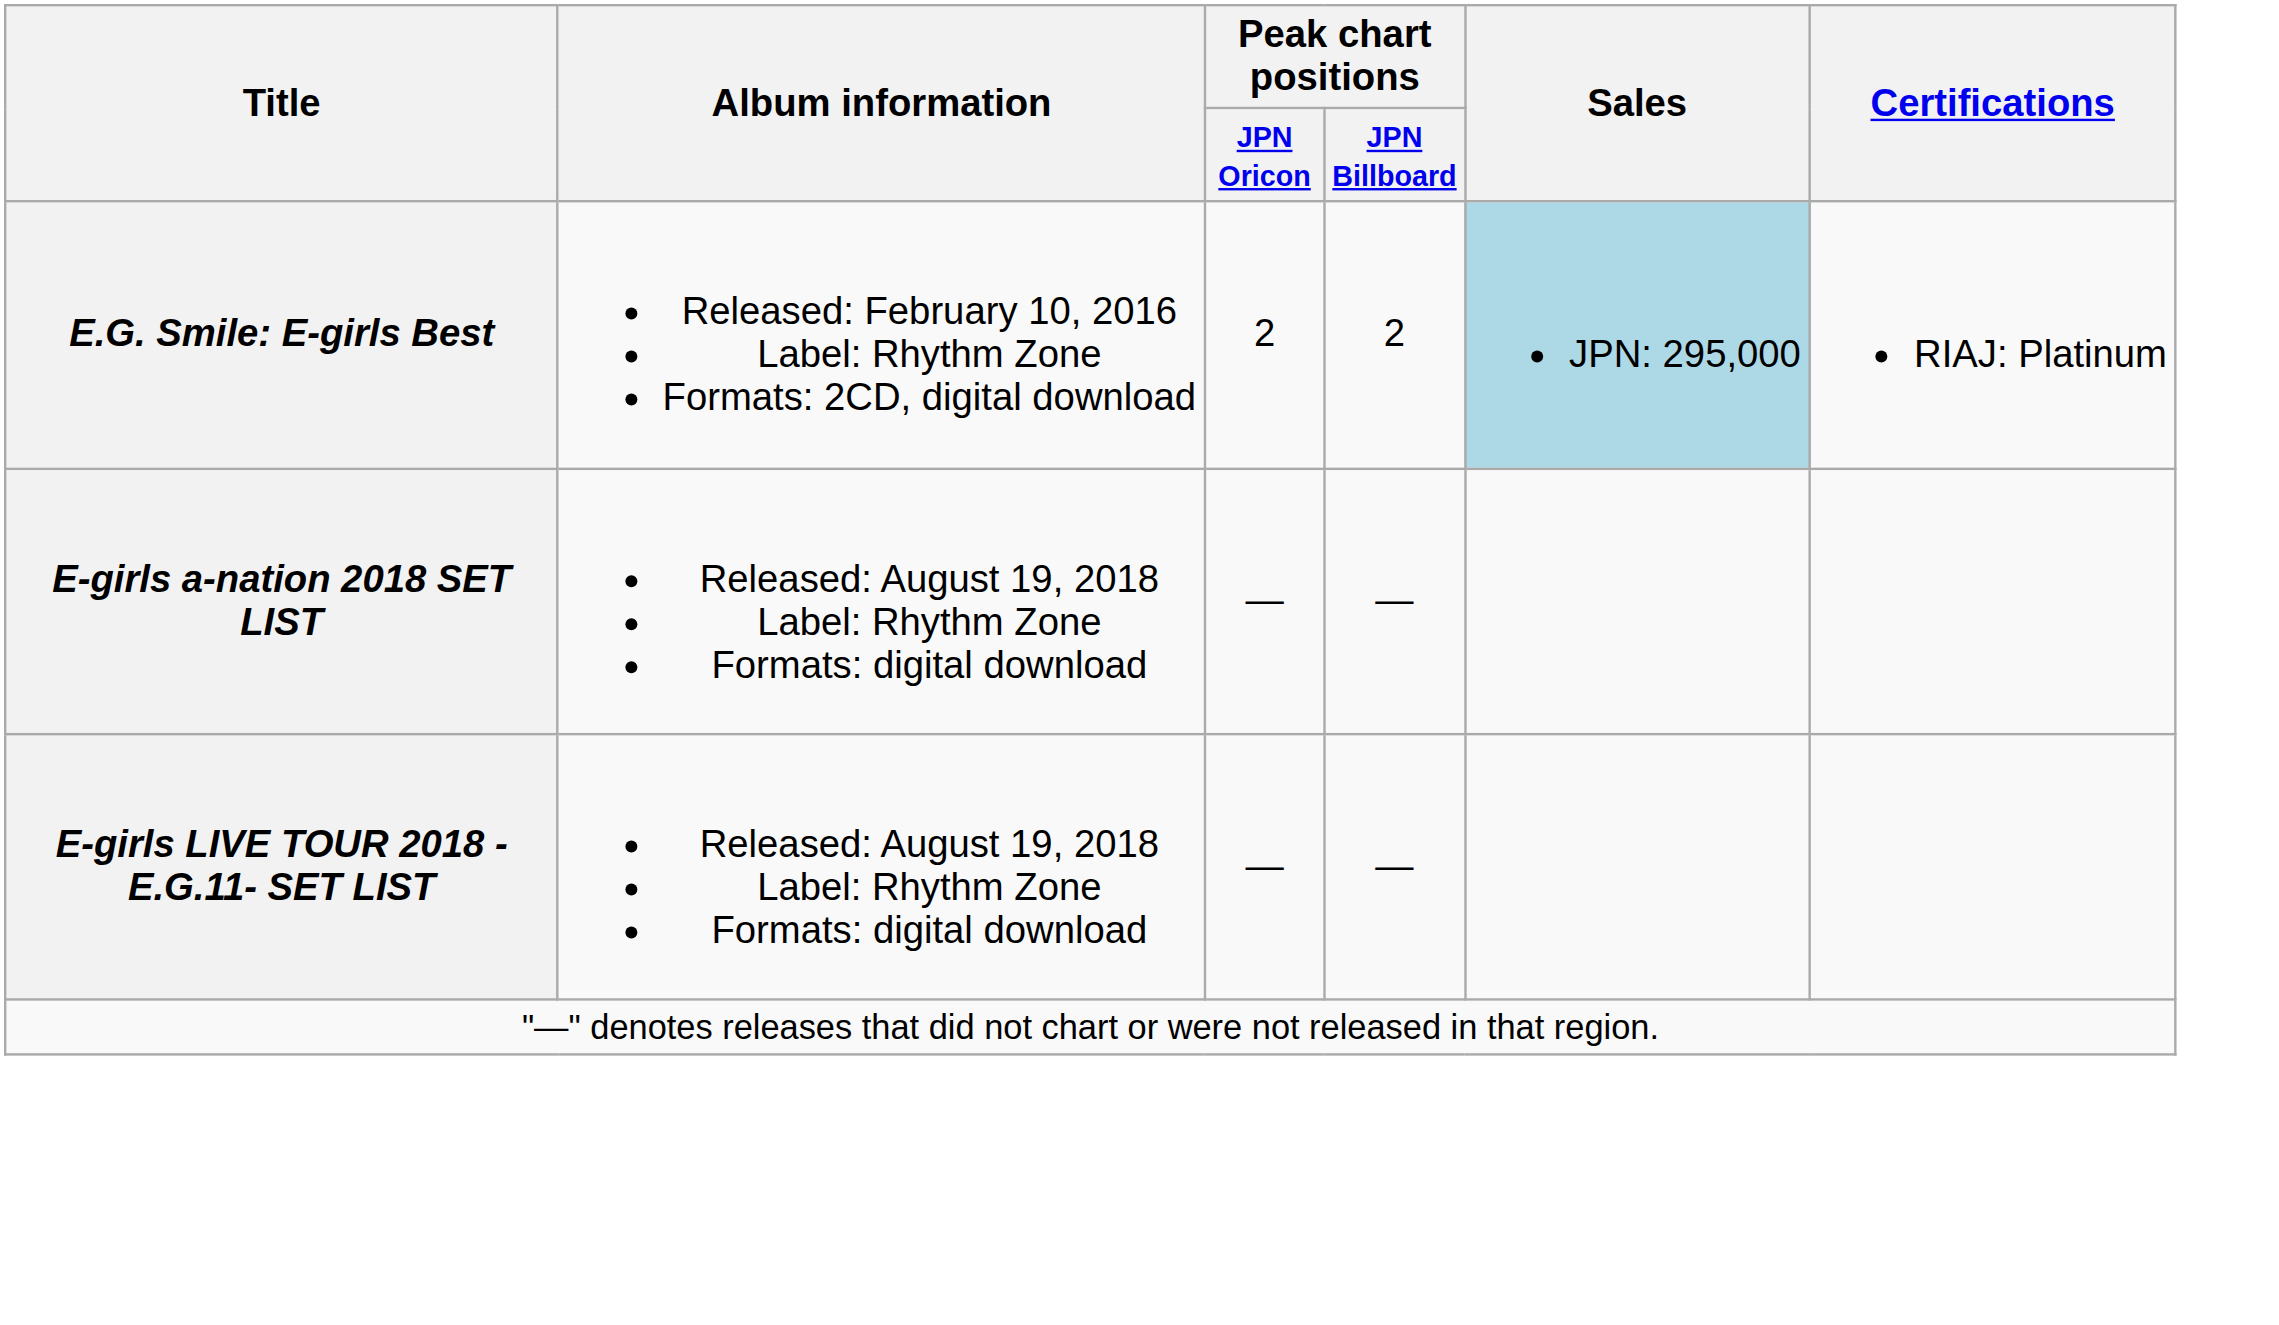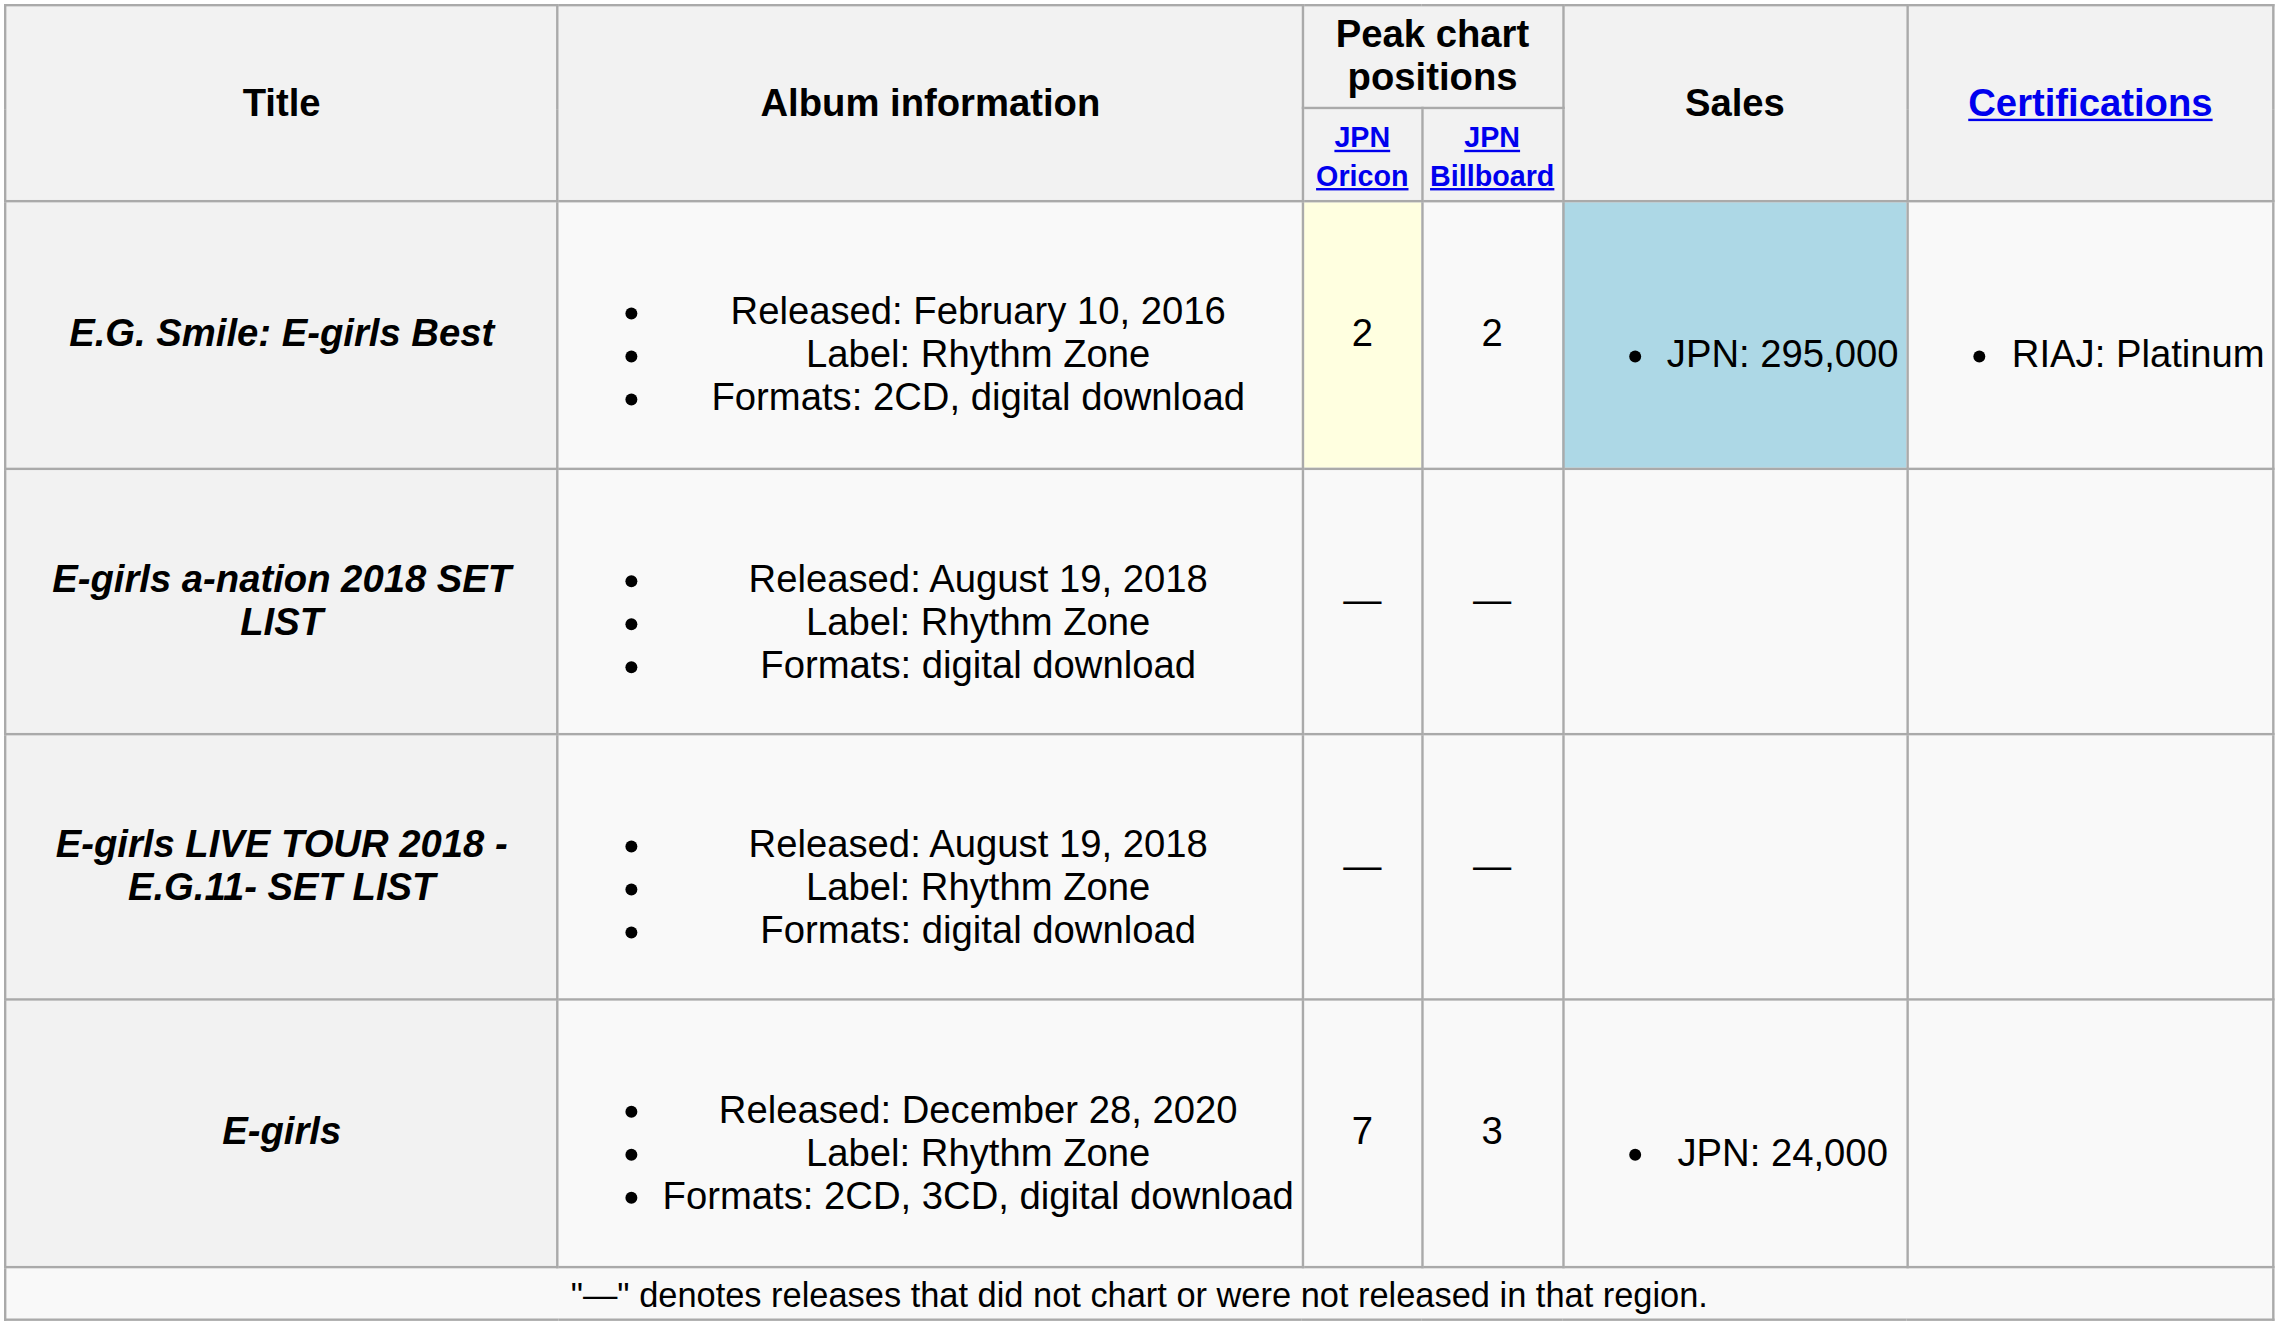(1265, 333) no background -> (1362, 333) lightyellow background
+ row: (282, 1132)
